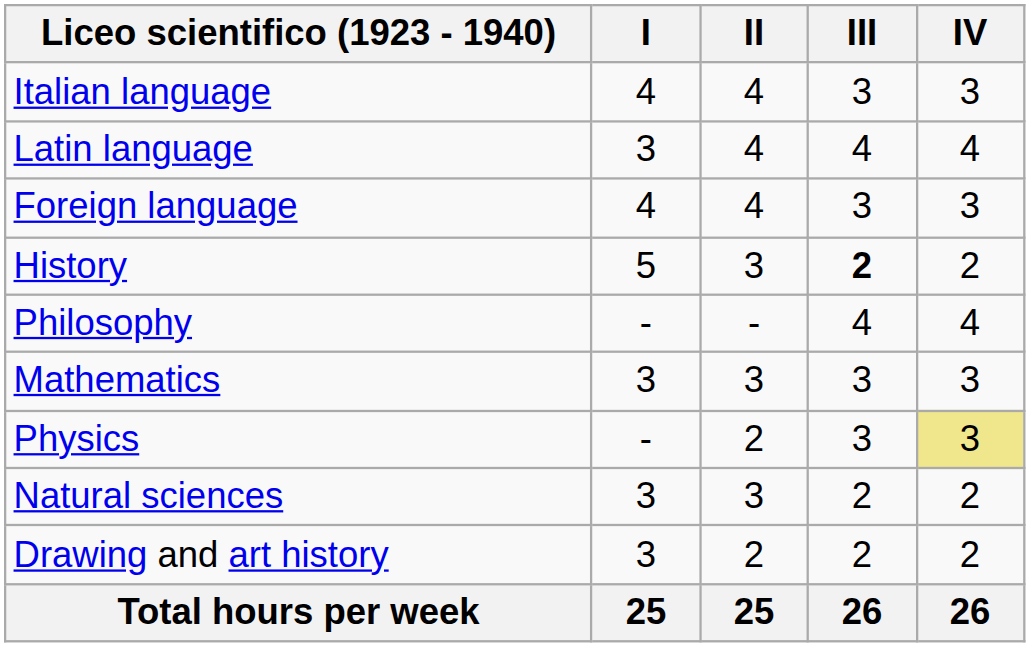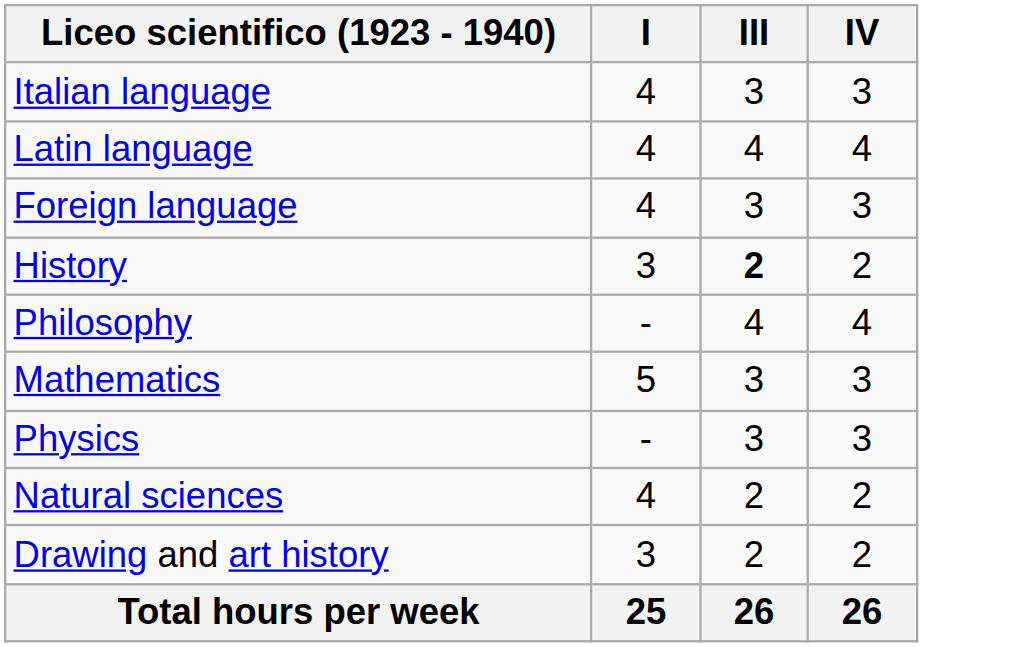- column: (754, 33)
(646, 149) 3 -> (646, 149) 4
(646, 264) 5 -> (646, 264) 3
(646, 380) 3 -> (646, 380) 5
(970, 438) khaki background -> (862, 438) no background
(646, 496) 3 -> (646, 496) 4
